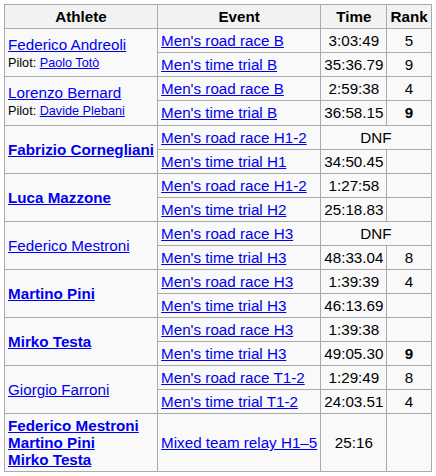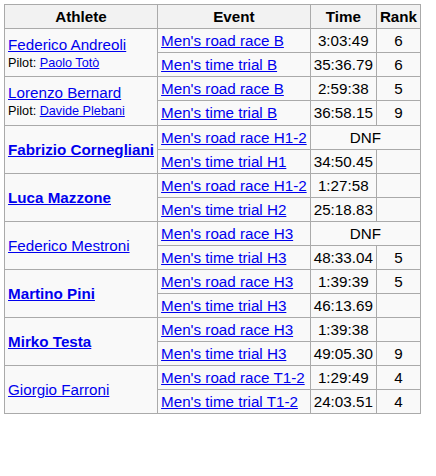(409, 41) 5 -> (398, 41) 6
(409, 65) 9 -> (398, 65) 6
(409, 89) 4 -> (398, 89) 5
(409, 113) bold -> (398, 113) normal
(409, 257) 8 -> (398, 257) 5
(409, 281) 4 -> (398, 281) 5
(409, 354) bold -> (398, 354) normal
(409, 378) 8 -> (398, 378) 4
- row: (239, 443)
